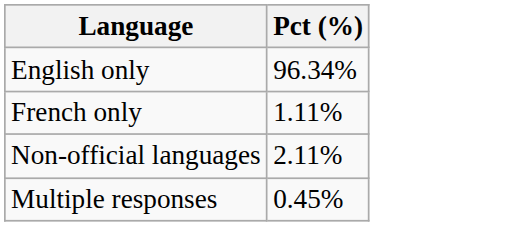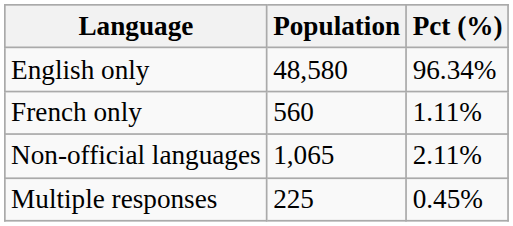+ column: (337, 26)
